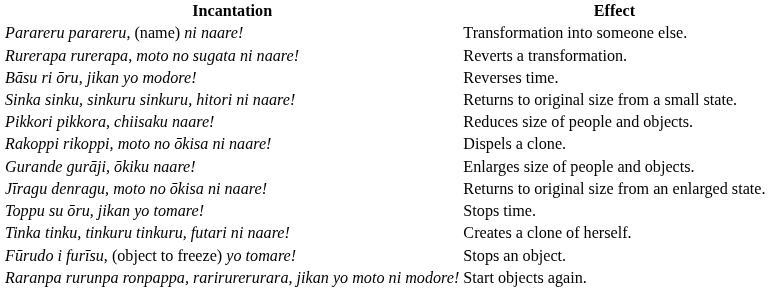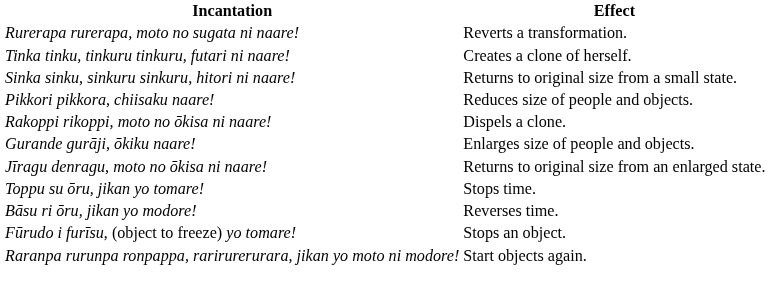- row: (124, 33)
rows swapped: (147, 233) <-> (101, 77)
